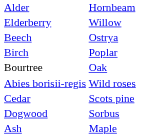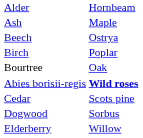rows swapped: (13, 128) <-> (28, 22)
(112, 83) normal -> (113, 83) bold
